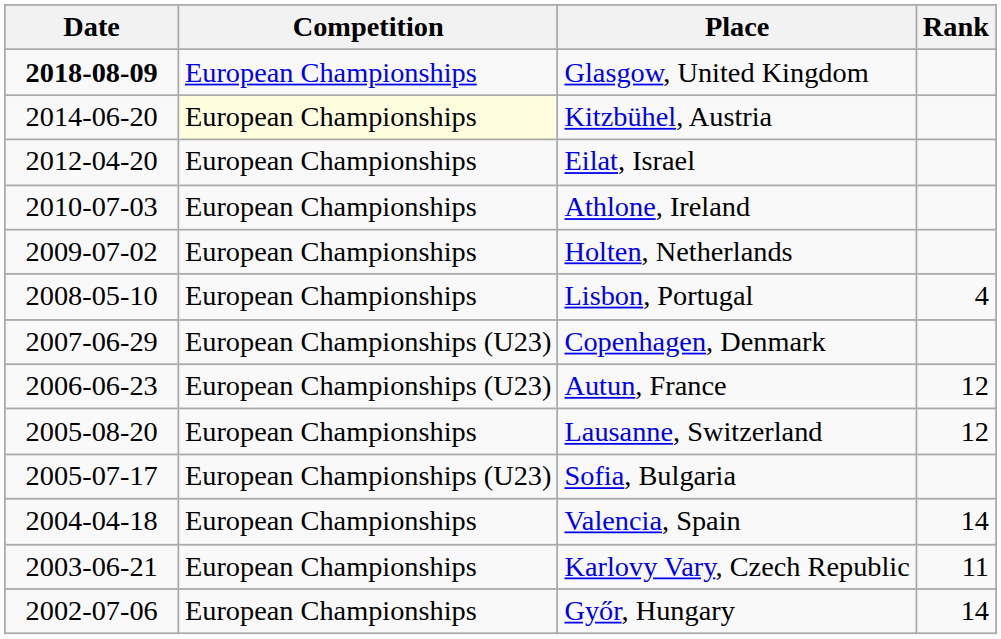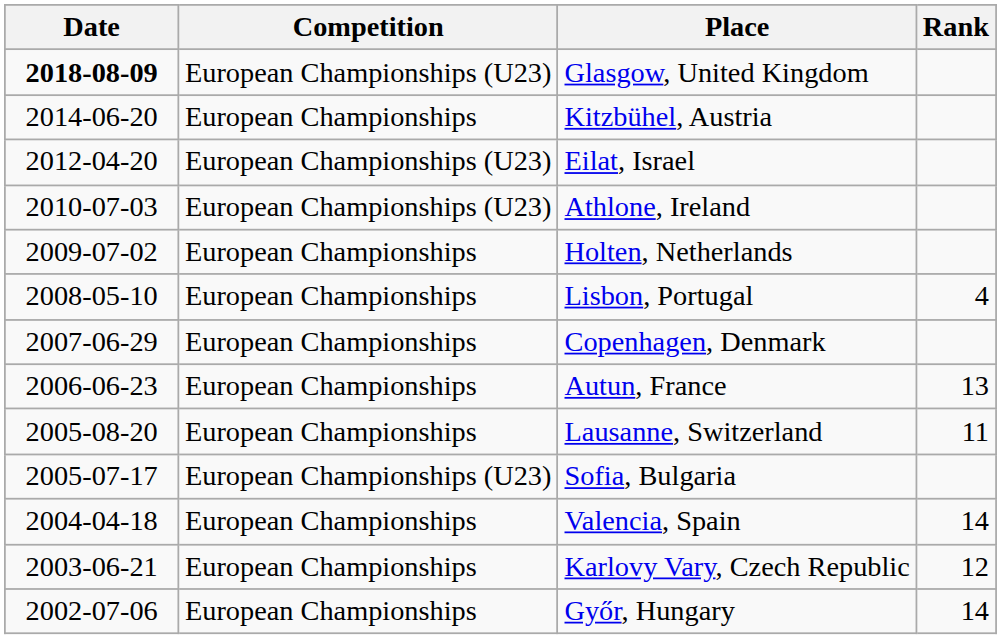(331, 71) European Championships -> (368, 71) European Championships (U23)
(331, 116) lightyellow background -> (331, 116) no background
(331, 161) European Championships -> (368, 161) European Championships (U23)
(331, 206) European Championships -> (368, 206) European Championships (U23)
(368, 341) European Championships (U23) -> (331, 341) European Championships
(368, 386) European Championships (U23) -> (331, 386) European Championships
(975, 386) 12 -> (975, 386) 13
(975, 431) 12 -> (975, 431) 11
(975, 565) 11 -> (975, 565) 12
